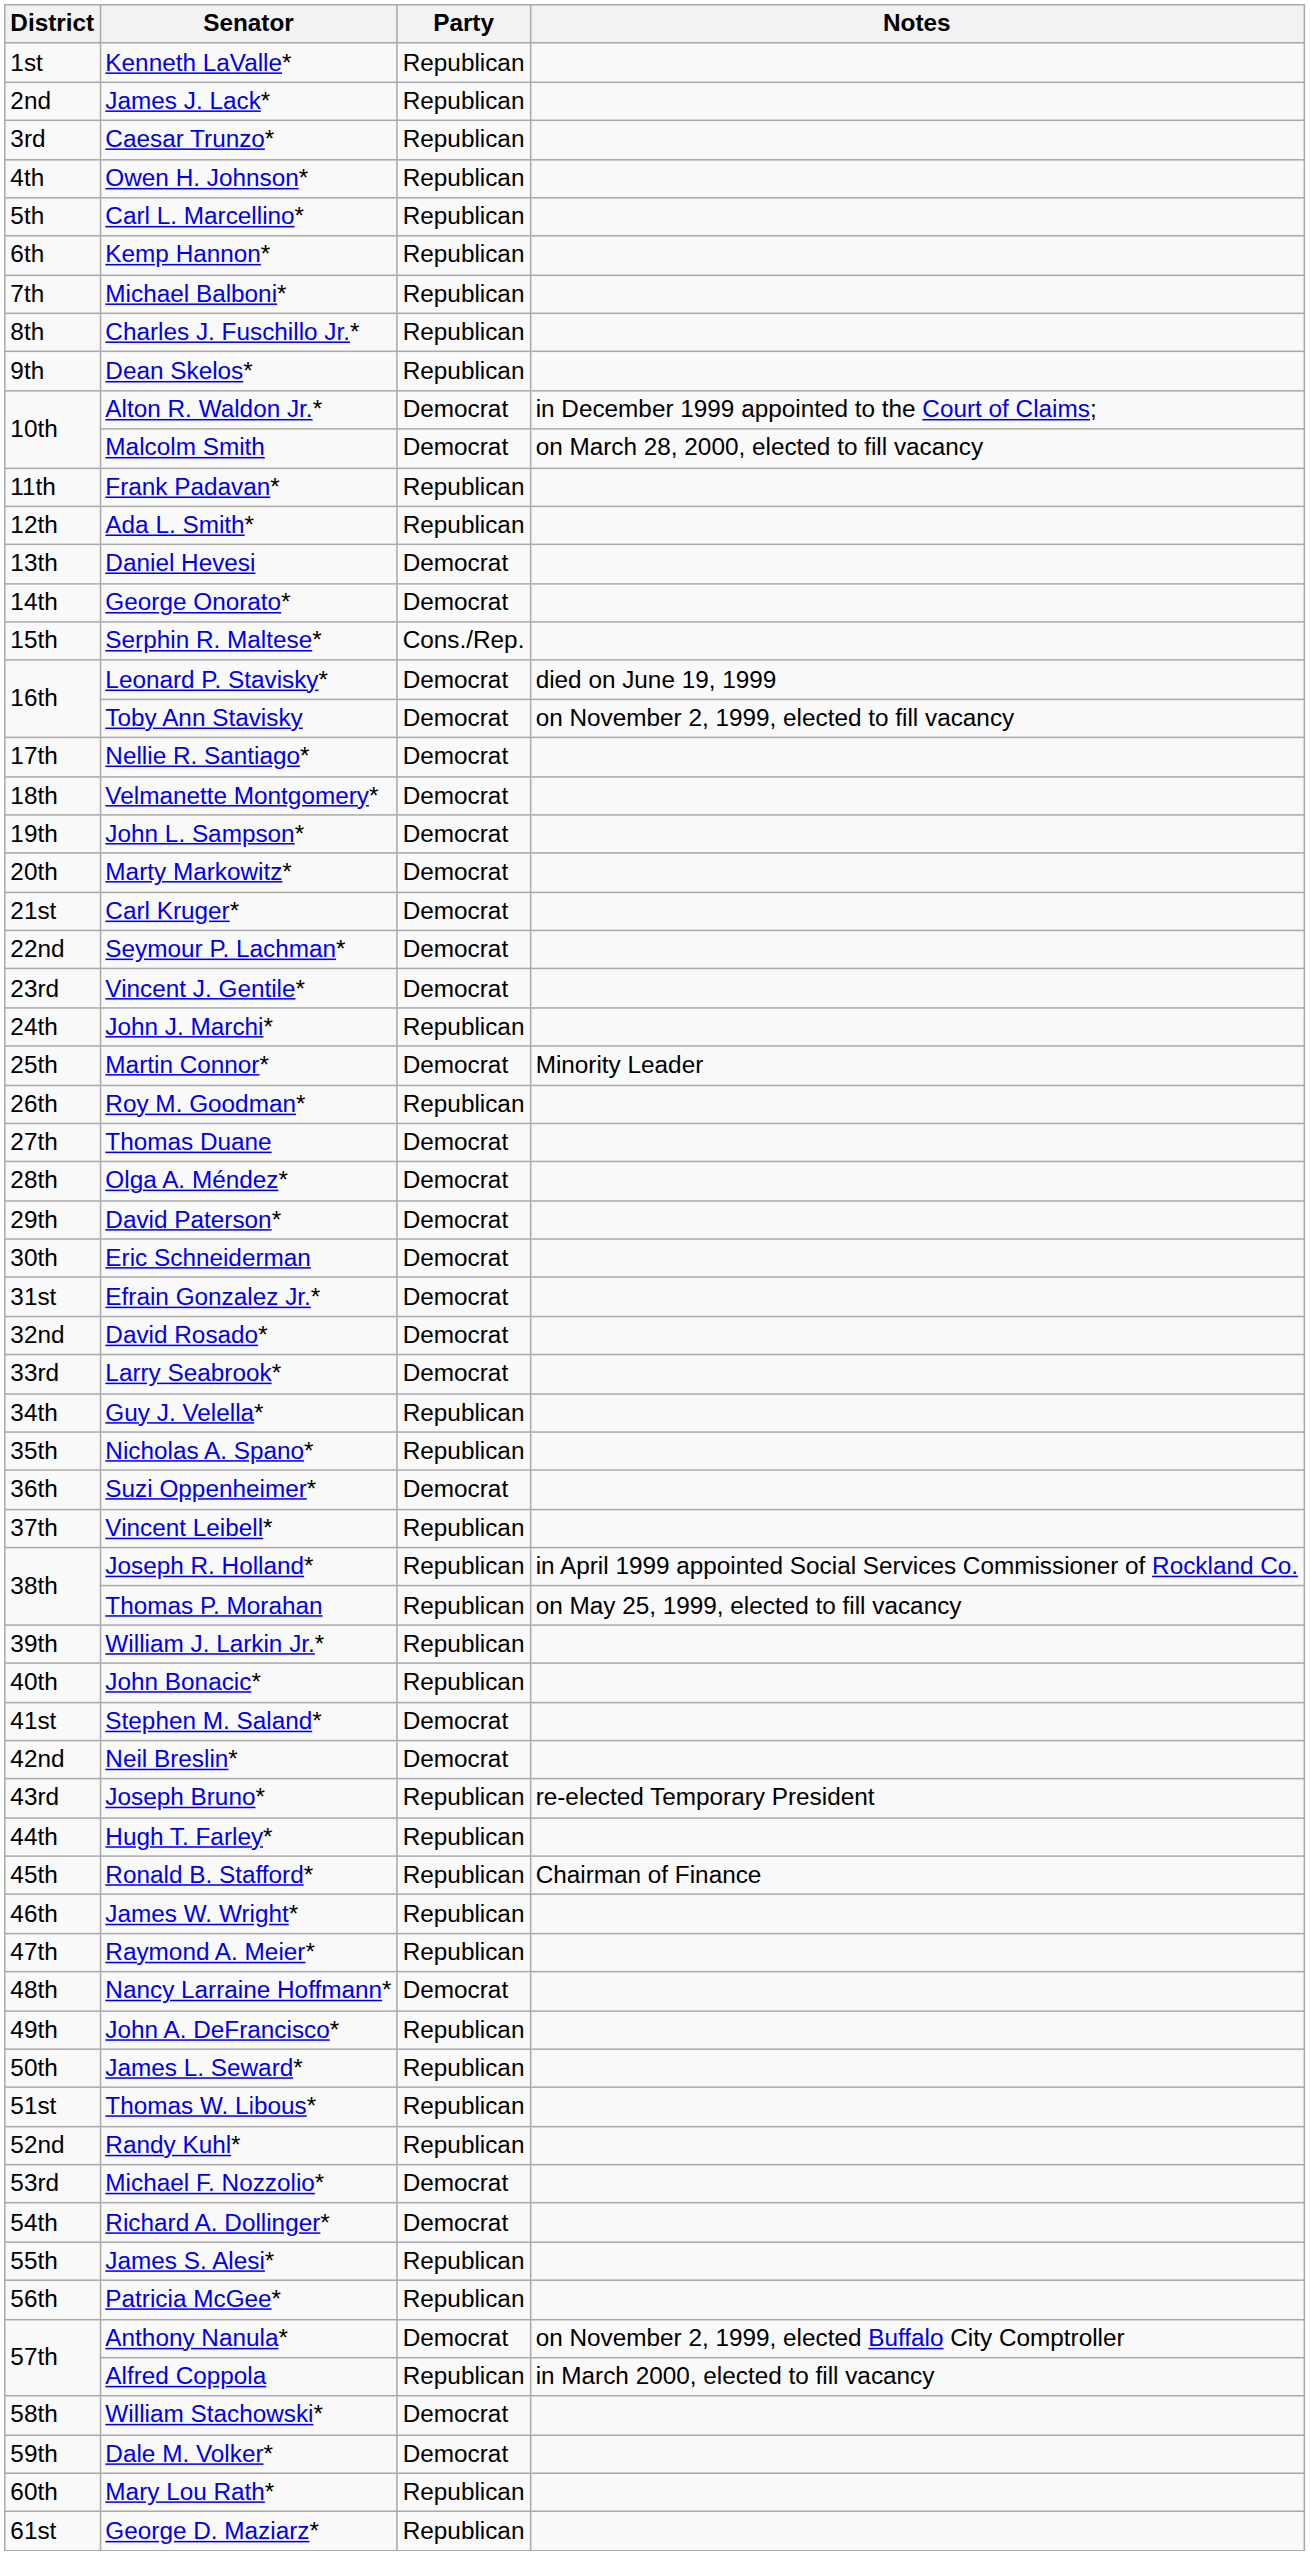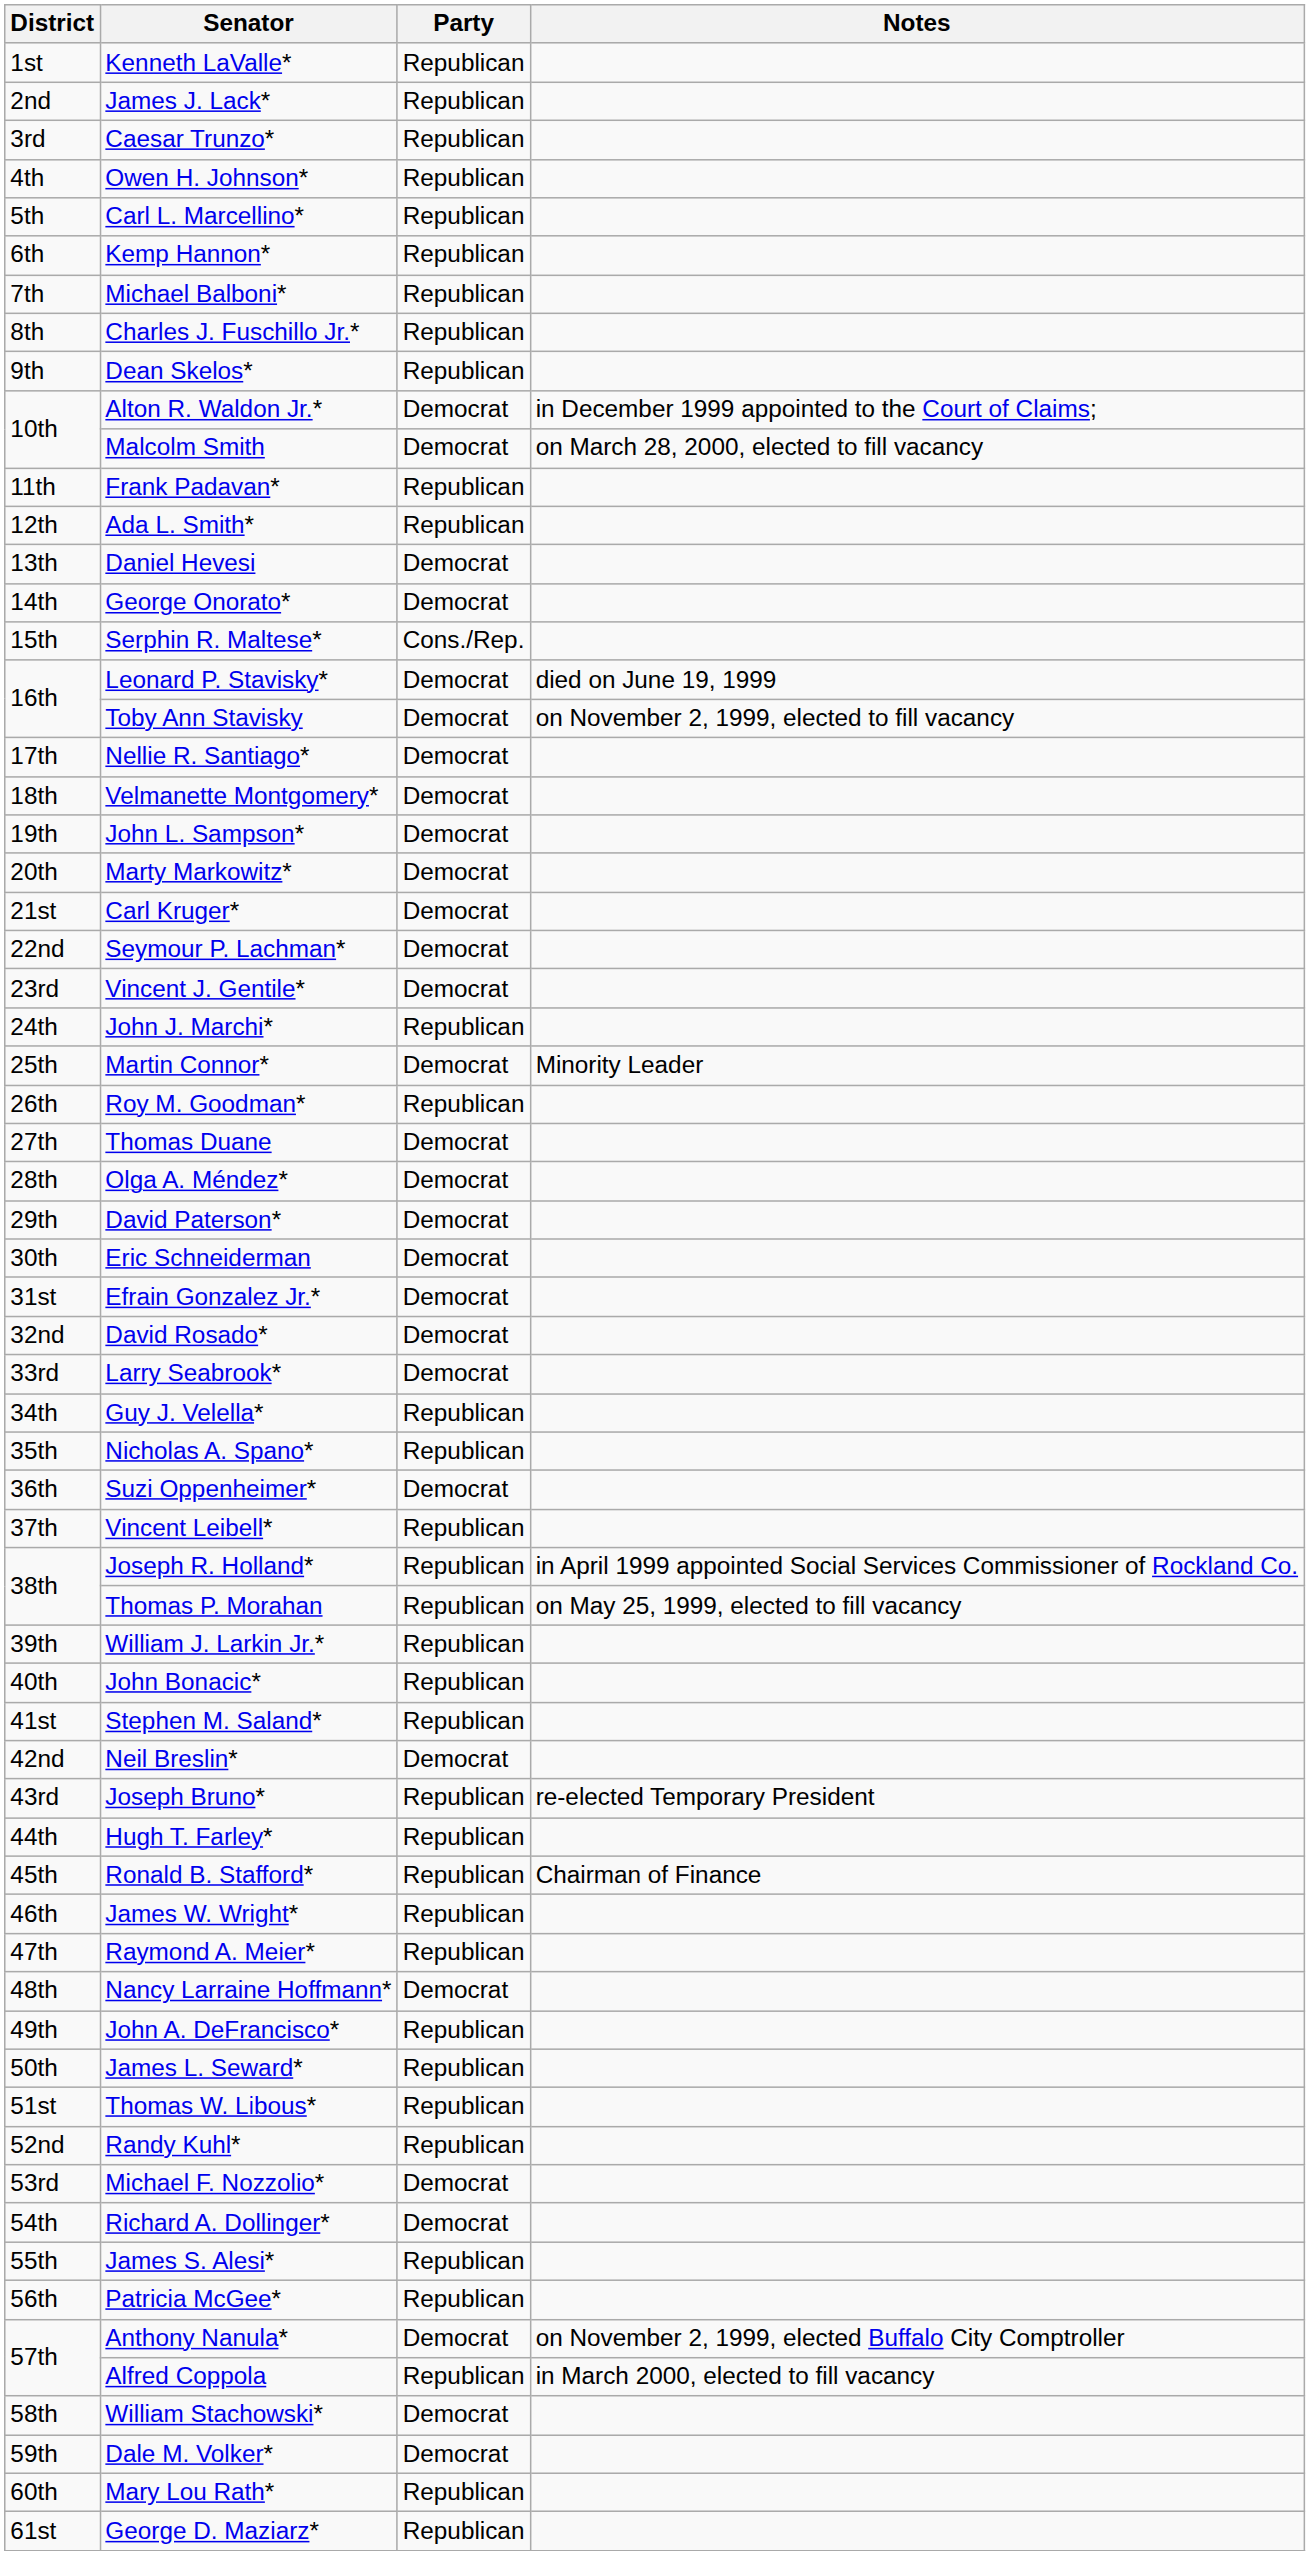(455, 1720) Democrat -> (464, 1720) Republican
